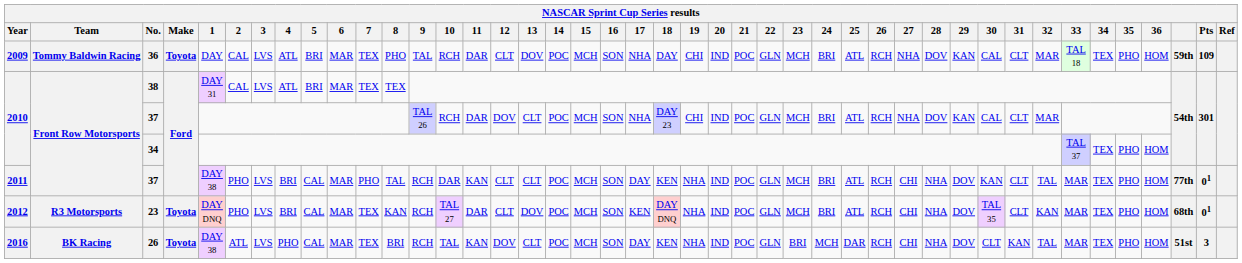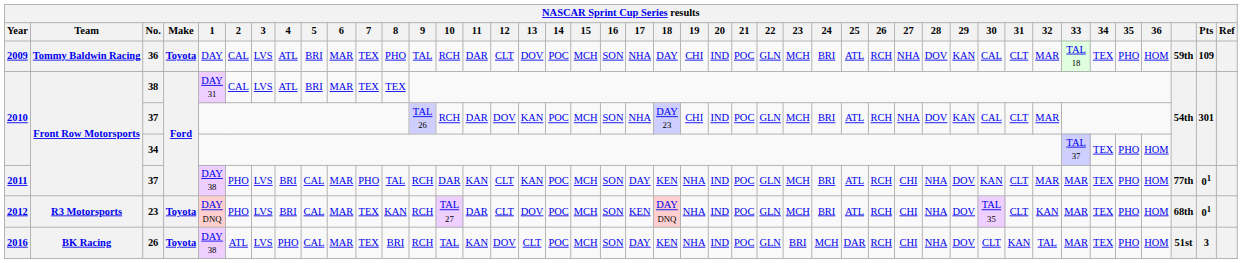(532, 118) CLT -> (532, 118) KAN
(532, 180) CLT -> (532, 180) KAN
(1047, 180) TAL -> (1047, 180) MAR
